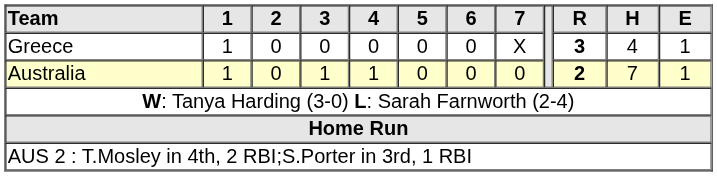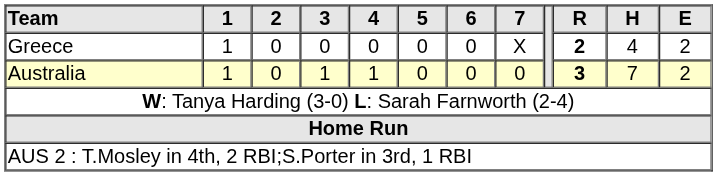(580, 46) 3 -> (580, 46) 2
(685, 46) 1 -> (685, 46) 2
(580, 73) 2 -> (580, 73) 3
(685, 73) 1 -> (685, 73) 2
